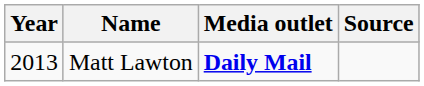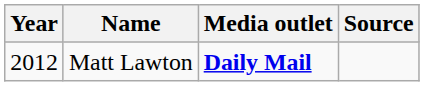(34, 61) 2013 -> (34, 61) 2012
